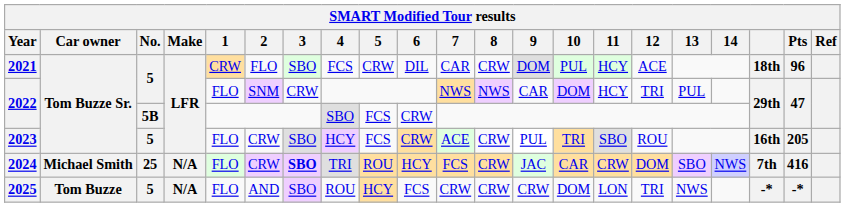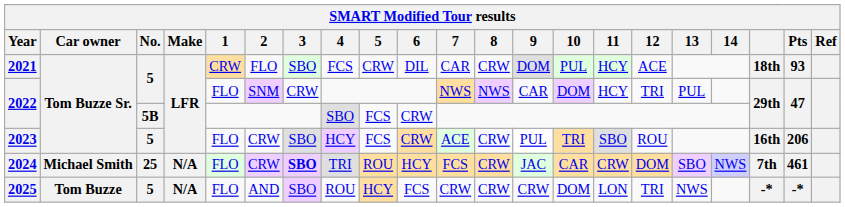(798, 66) 96 -> (798, 66) 93
(798, 140) 205 -> (798, 140) 206
(798, 165) 416 -> (798, 165) 461
